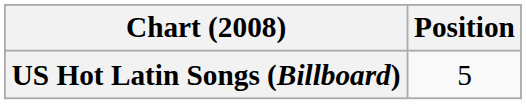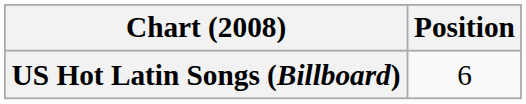(464, 74) 5 -> (464, 74) 6
